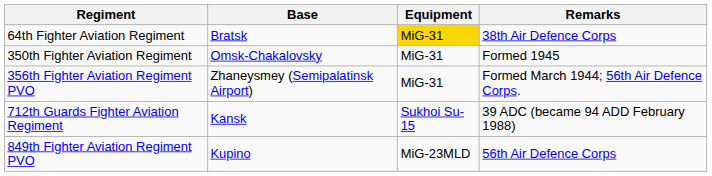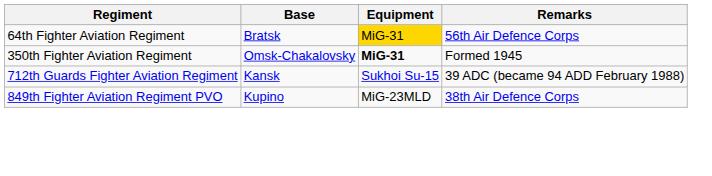(549, 35) 38th Air Defence Corps -> (512, 35) 56th Air Defence Corps
(422, 55) normal -> (383, 55) bold
- row: (99, 83)
(549, 153) 56th Air Defence Corps -> (512, 96) 38th Air Defence Corps
